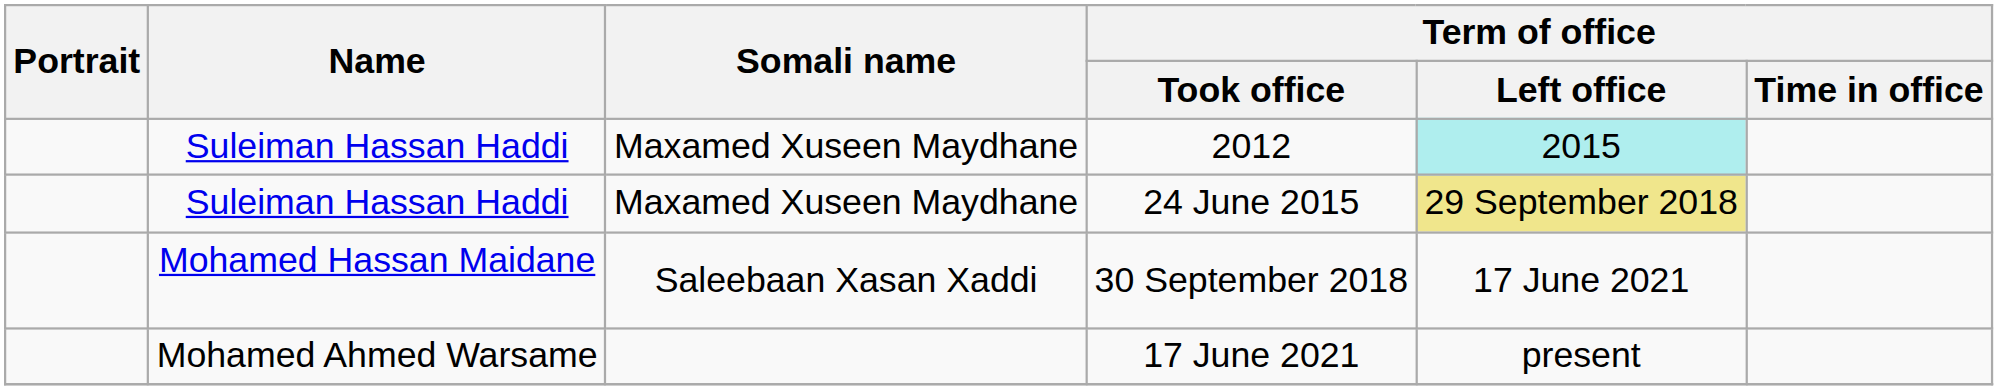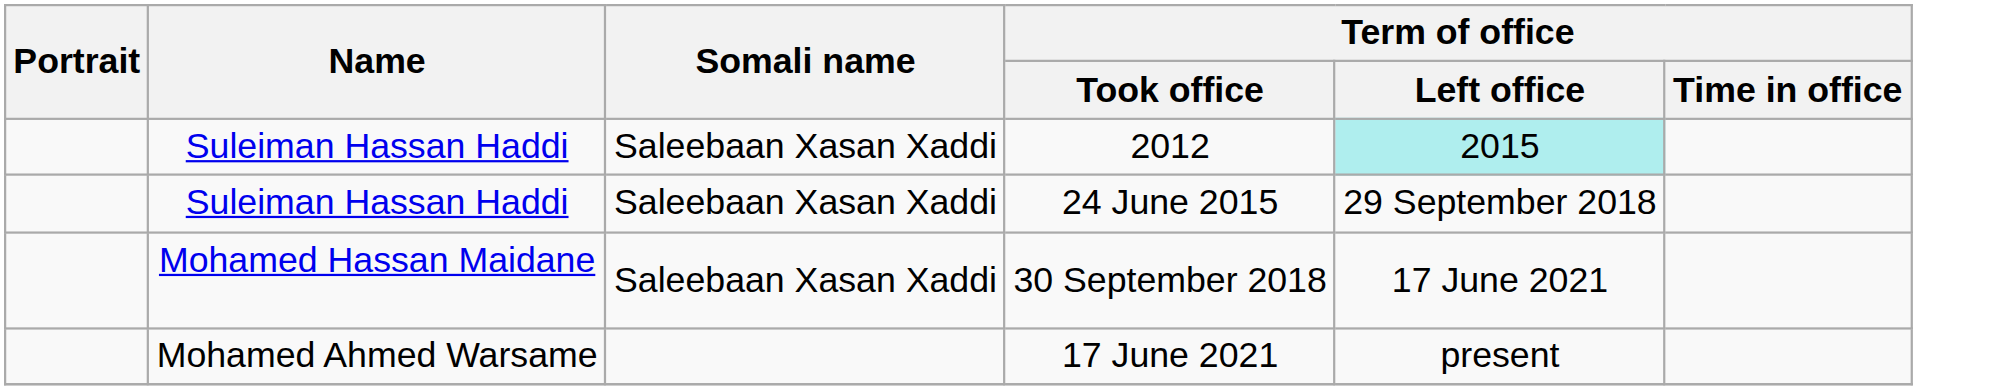(846, 145) Maxamed Xuseen Maydhane -> (805, 145) Saleebaan Xasan Xaddi
(846, 202) Maxamed Xuseen Maydhane -> (805, 202) Saleebaan Xasan Xaddi
(1581, 202) khaki background -> (1500, 202) no background
